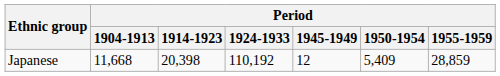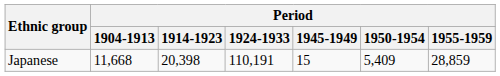(251, 60) 110,192 -> (251, 60) 110,191
(303, 60) 12 -> (303, 60) 15
